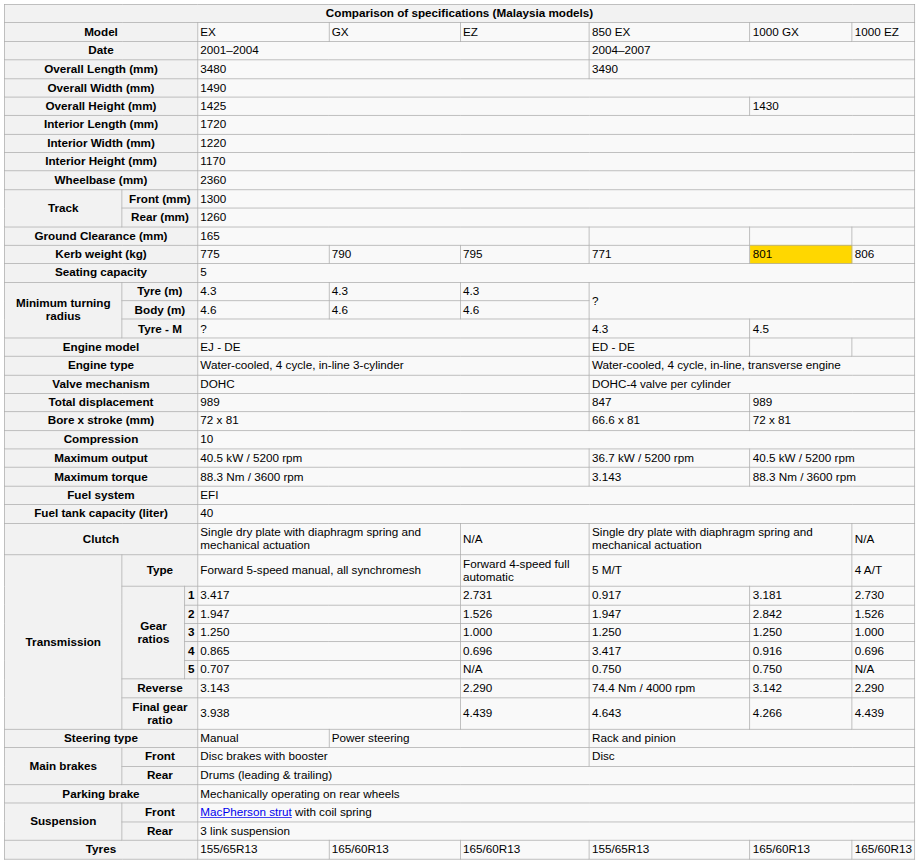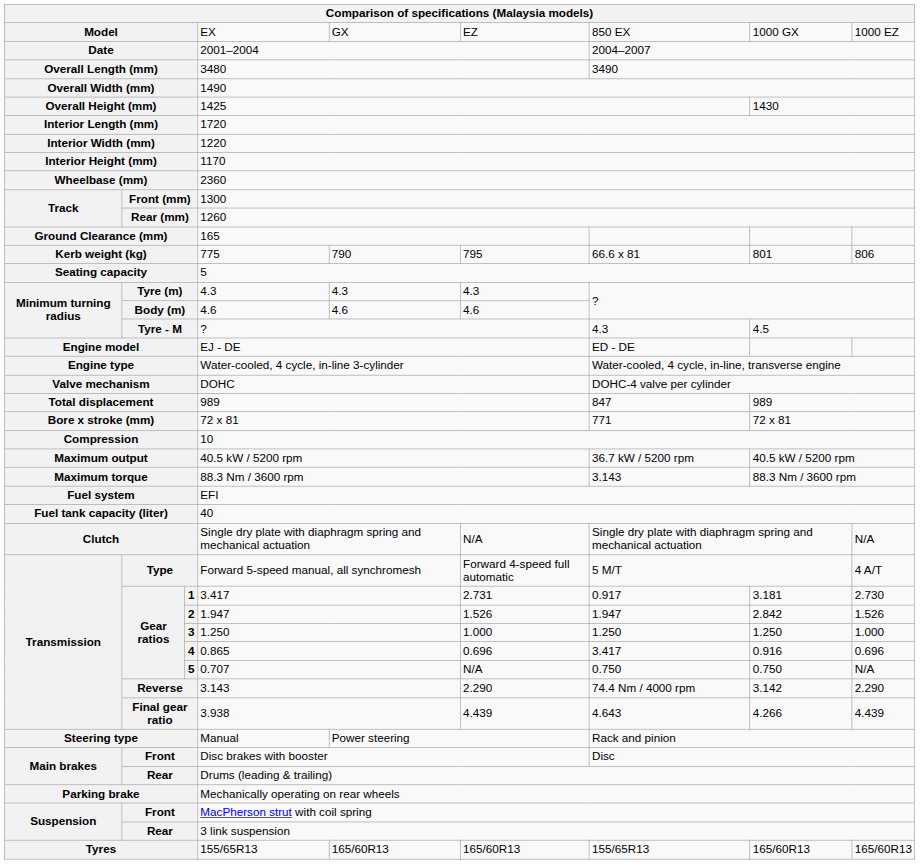(602, 254) 771 -> (616, 254) 66.6 x 81
(762, 254) gold background -> (762, 254) no background
(616, 421) 66.6 x 81 -> (602, 421) 771
